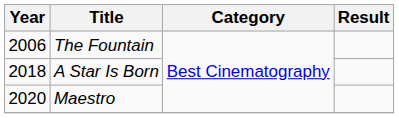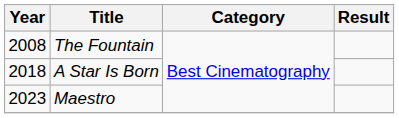(27, 44) 2006 -> (27, 44) 2008
(27, 98) 2020 -> (27, 98) 2023
